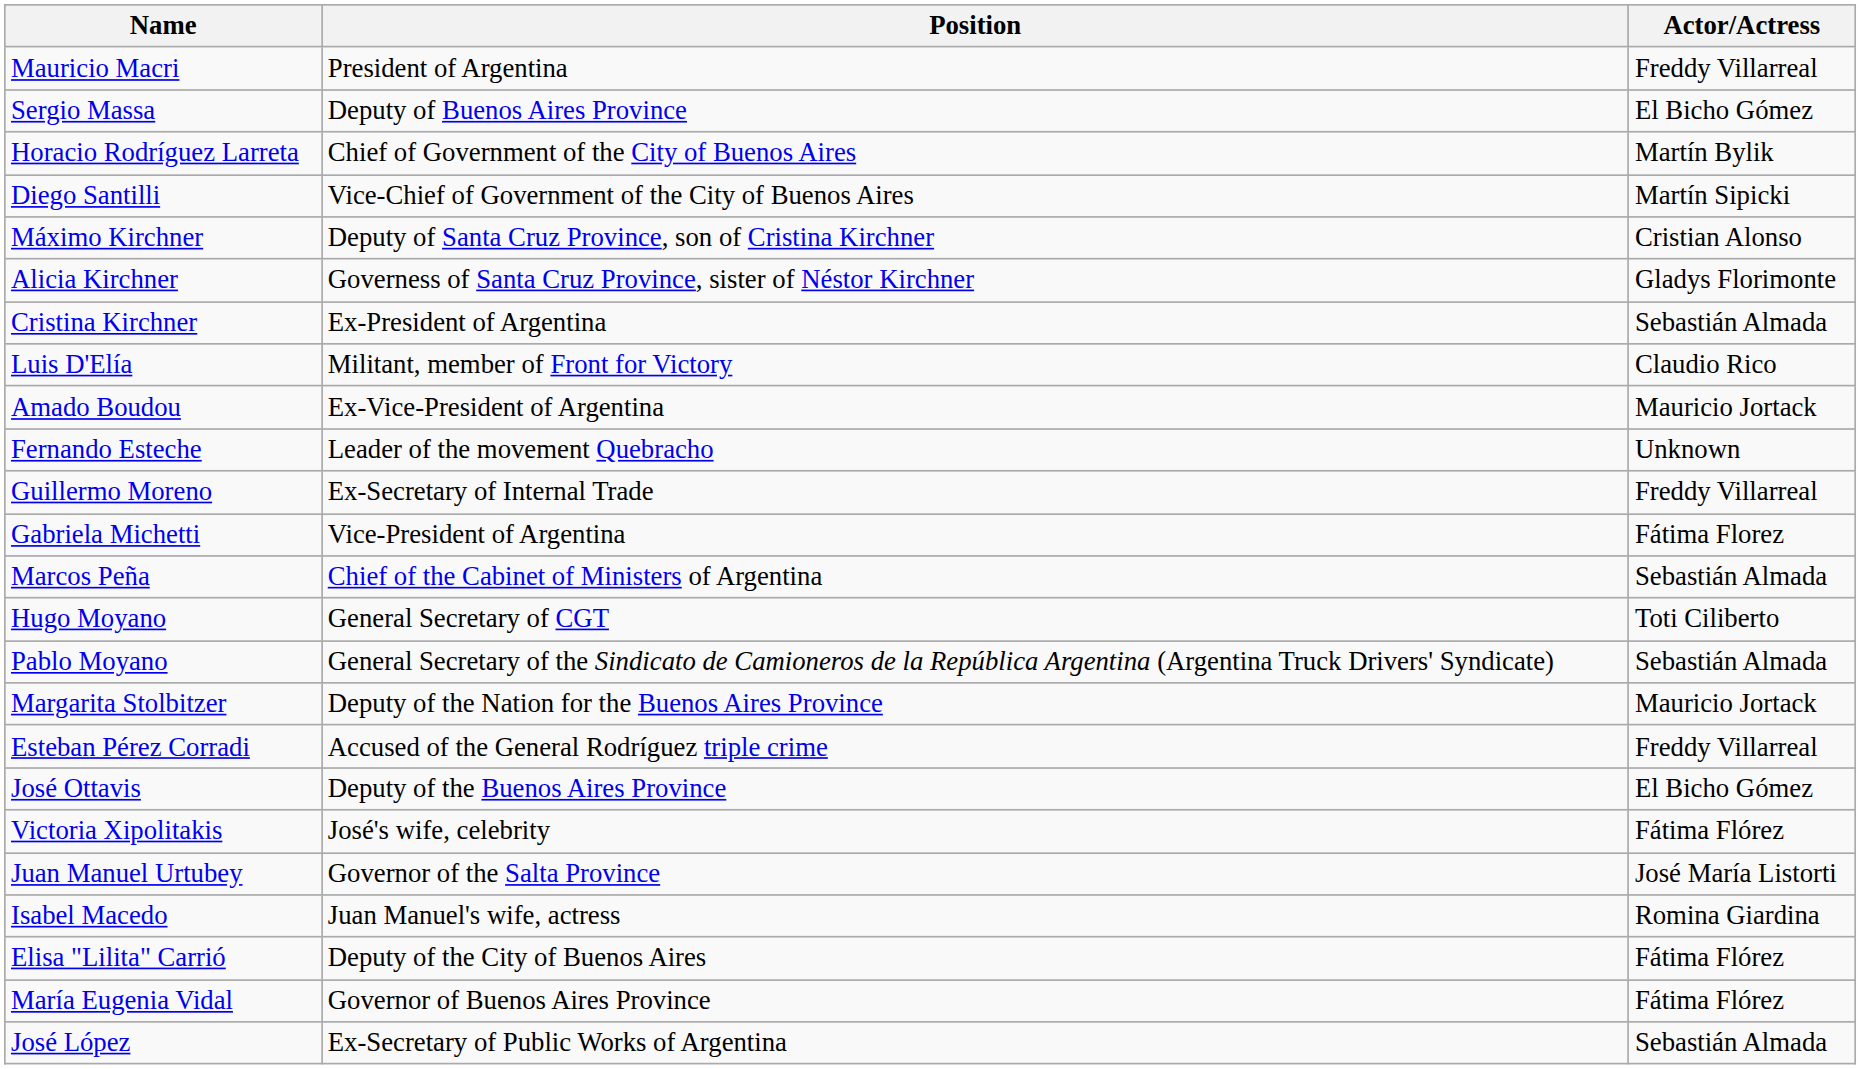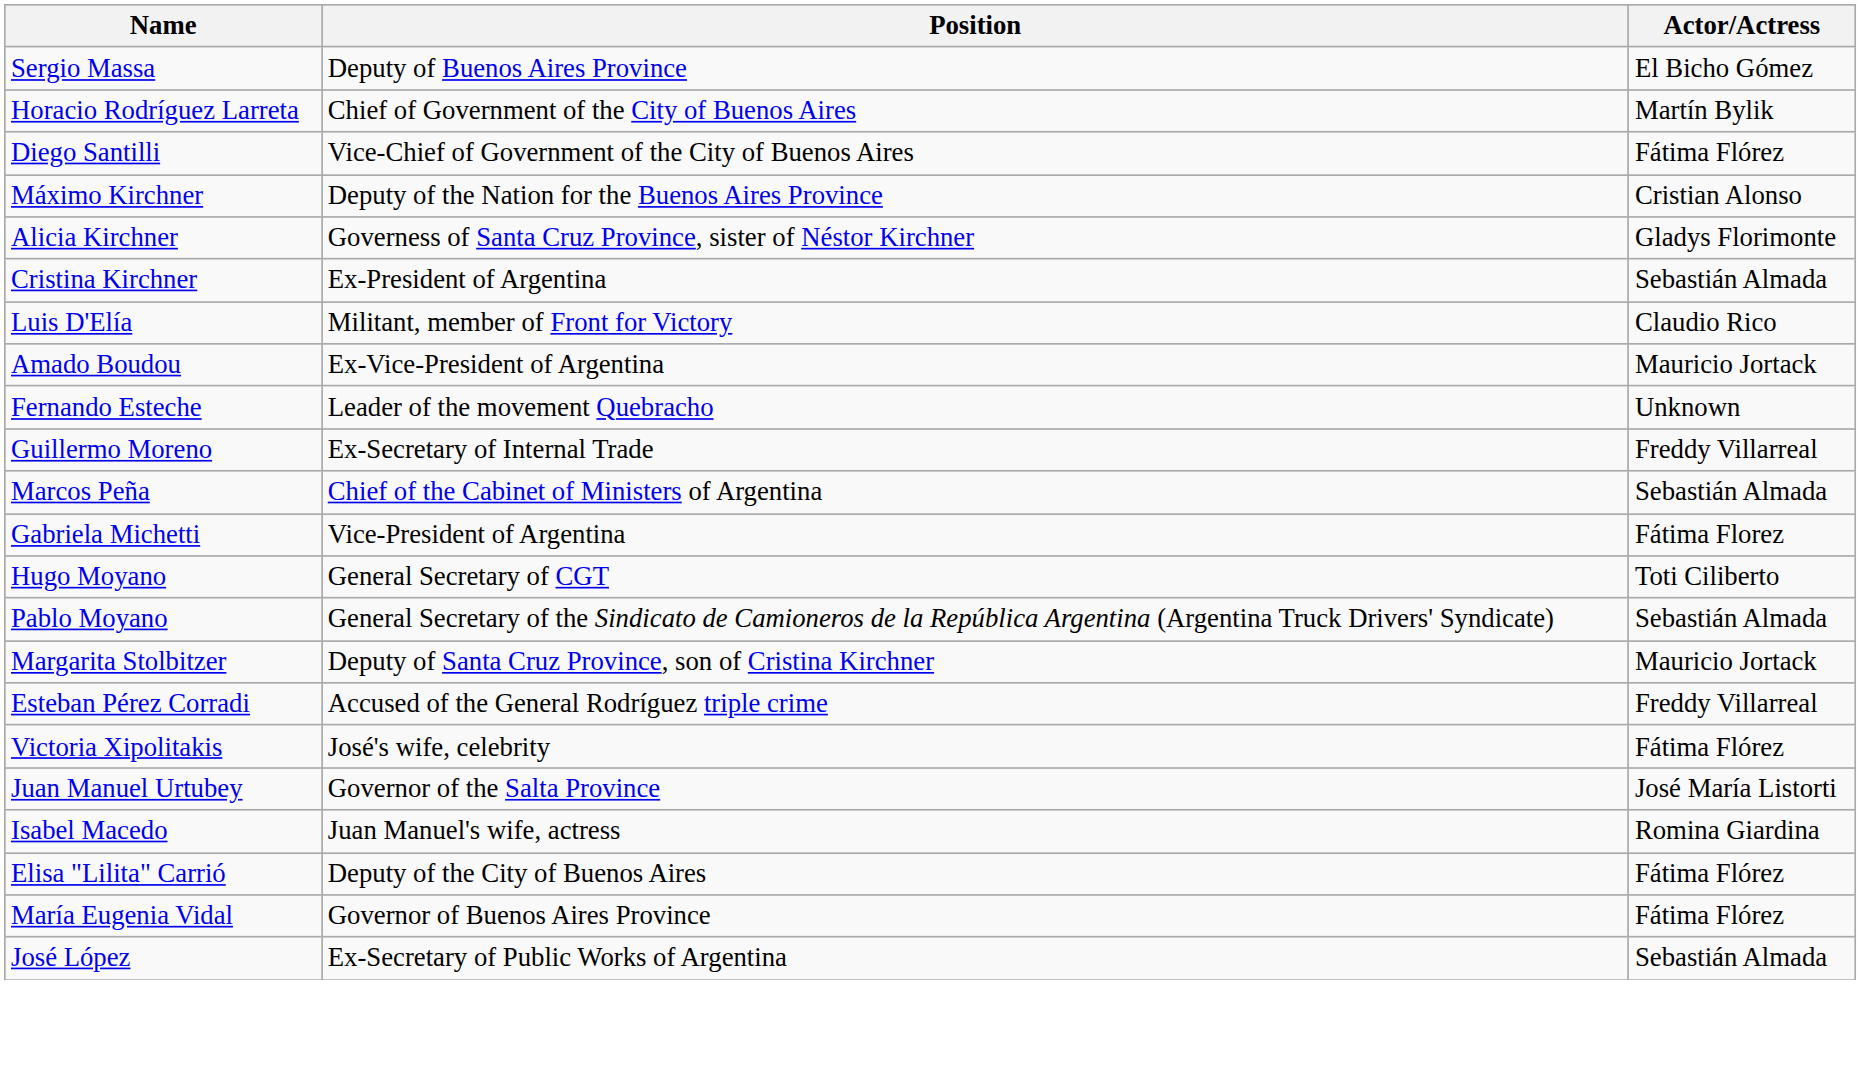- row: (95, 68)
(1713, 195) Martín Sipicki -> (1710, 152) Fátima Flórez
(631, 237) Deputy of Santa Cruz Province, son of Cristina Kirchner -> (605, 195) Deputy of the Nation for the Buenos Aires Province
rows swapped: (106, 534) <-> (80, 576)
(605, 703) Deputy of the Nation for the Buenos Aires Province -> (631, 661) Deputy of Santa Cruz Province, son of Cristina Kirchner
- row: (76, 788)
